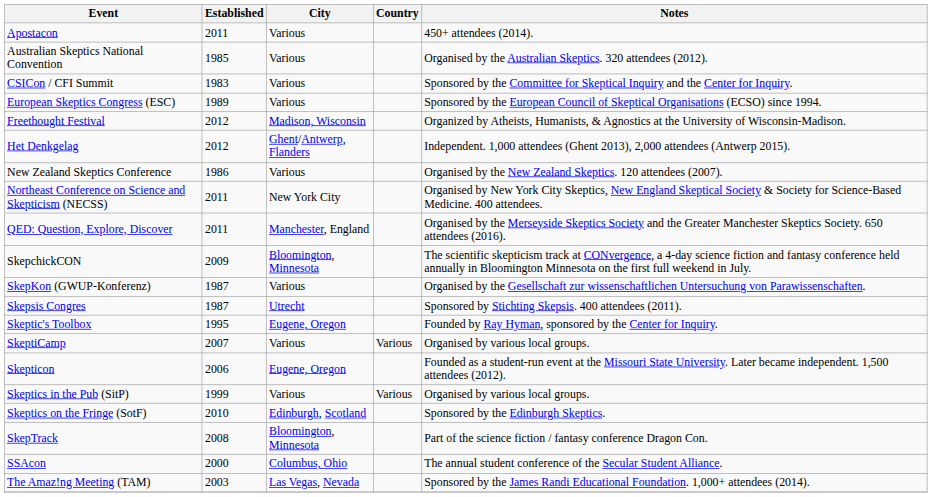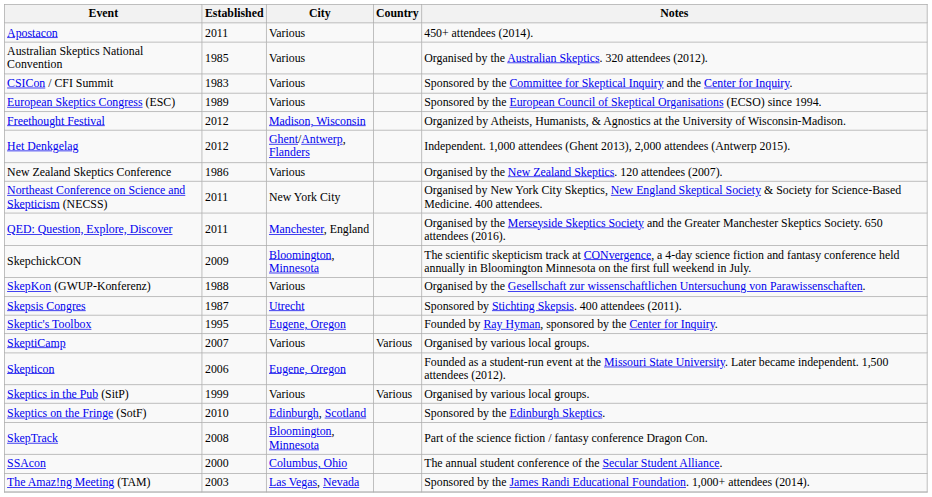(217, 287) 1987 -> (217, 287) 1988
